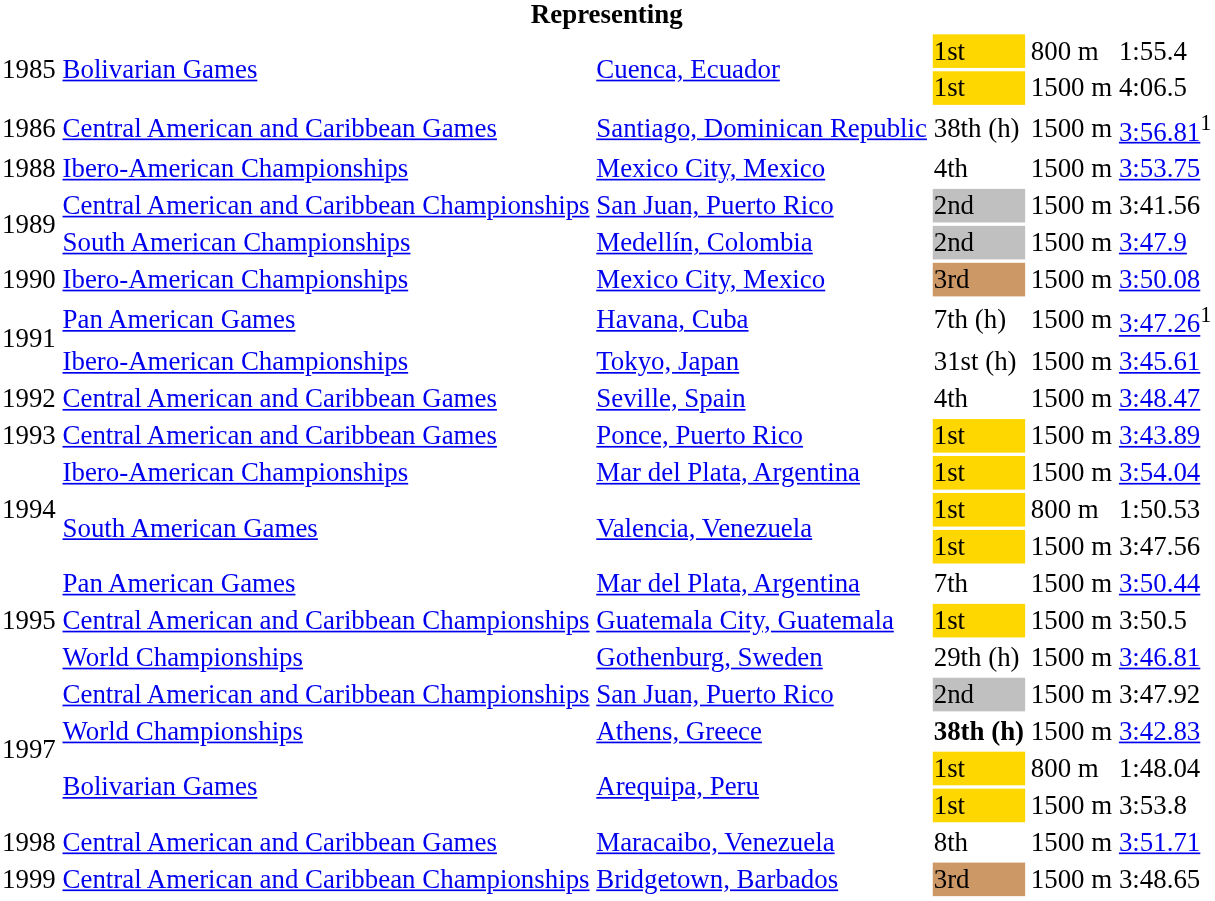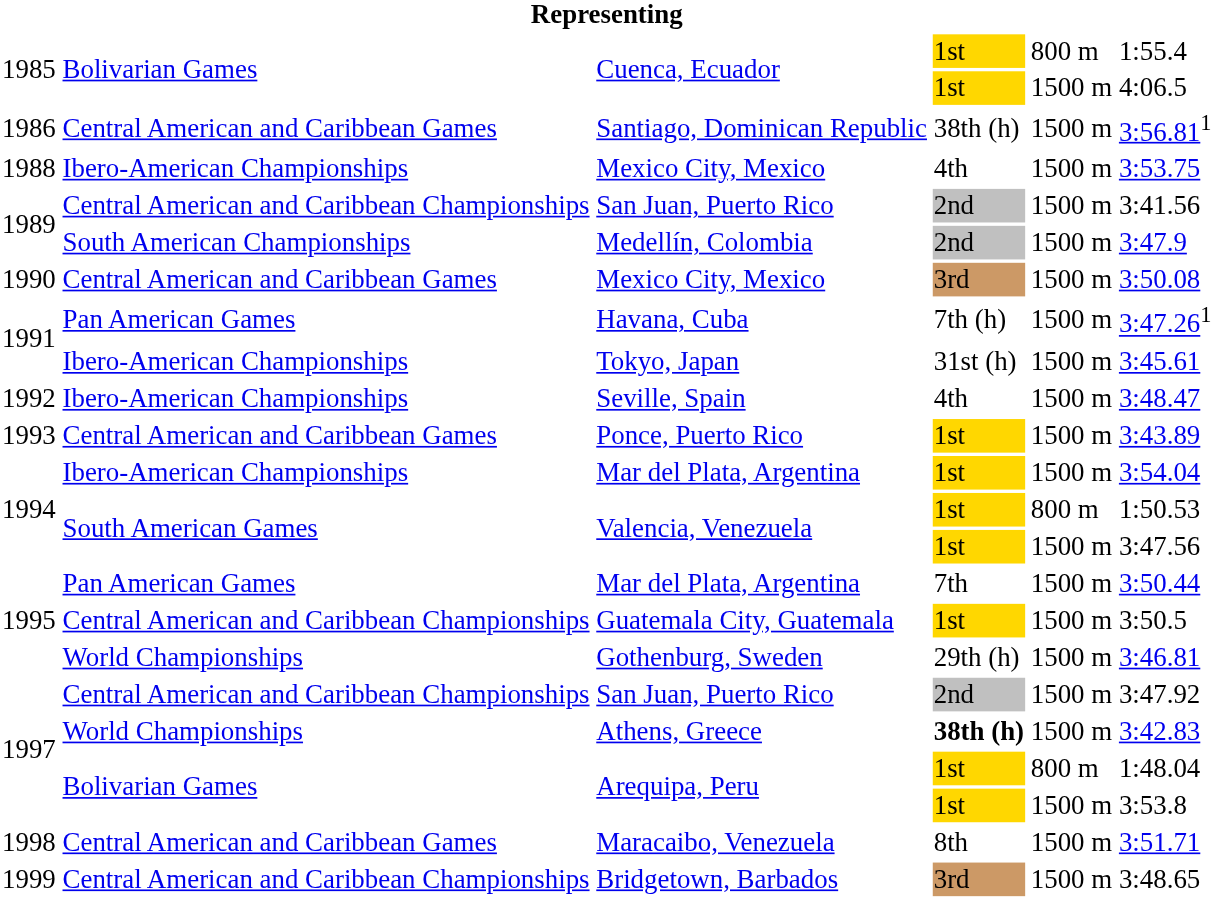(235, 279) Ibero-American Championships -> (280, 279) Central American and Caribbean Games
(280, 397) Central American and Caribbean Games -> (235, 397) Ibero-American Championships
